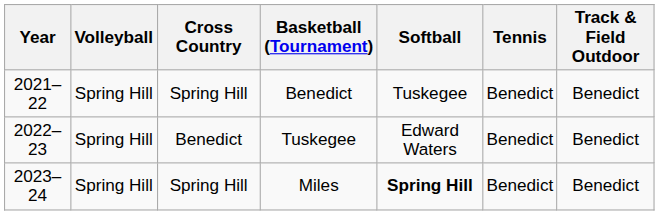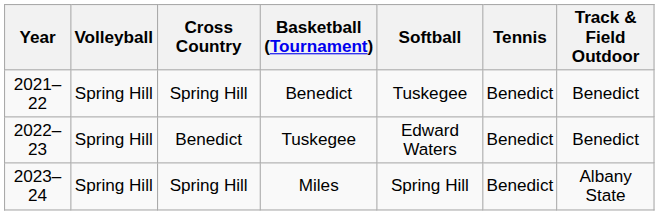(430, 186) bold -> (430, 186) normal
(606, 186) Benedict -> (606, 186) Albany State
